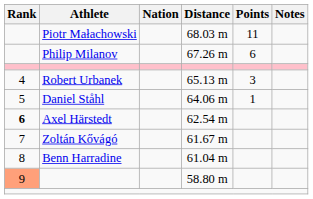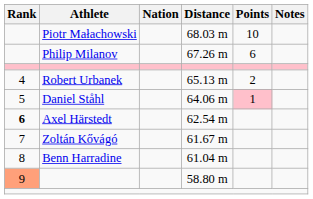(253, 34) 11 -> (253, 34) 10
(253, 79) 3 -> (253, 79) 2
(253, 99) no background -> (253, 99) pink background
